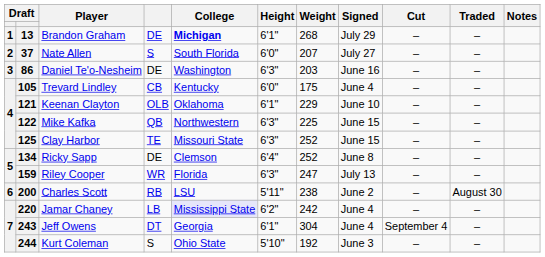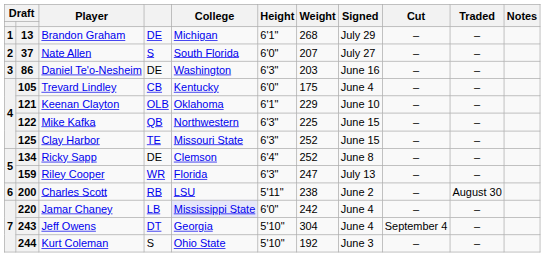(198, 36) bold -> (196, 36) normal
(269, 209) 6'2" -> (269, 209) 6'0"
(269, 226) 6'1" -> (272, 226) 5'10"
